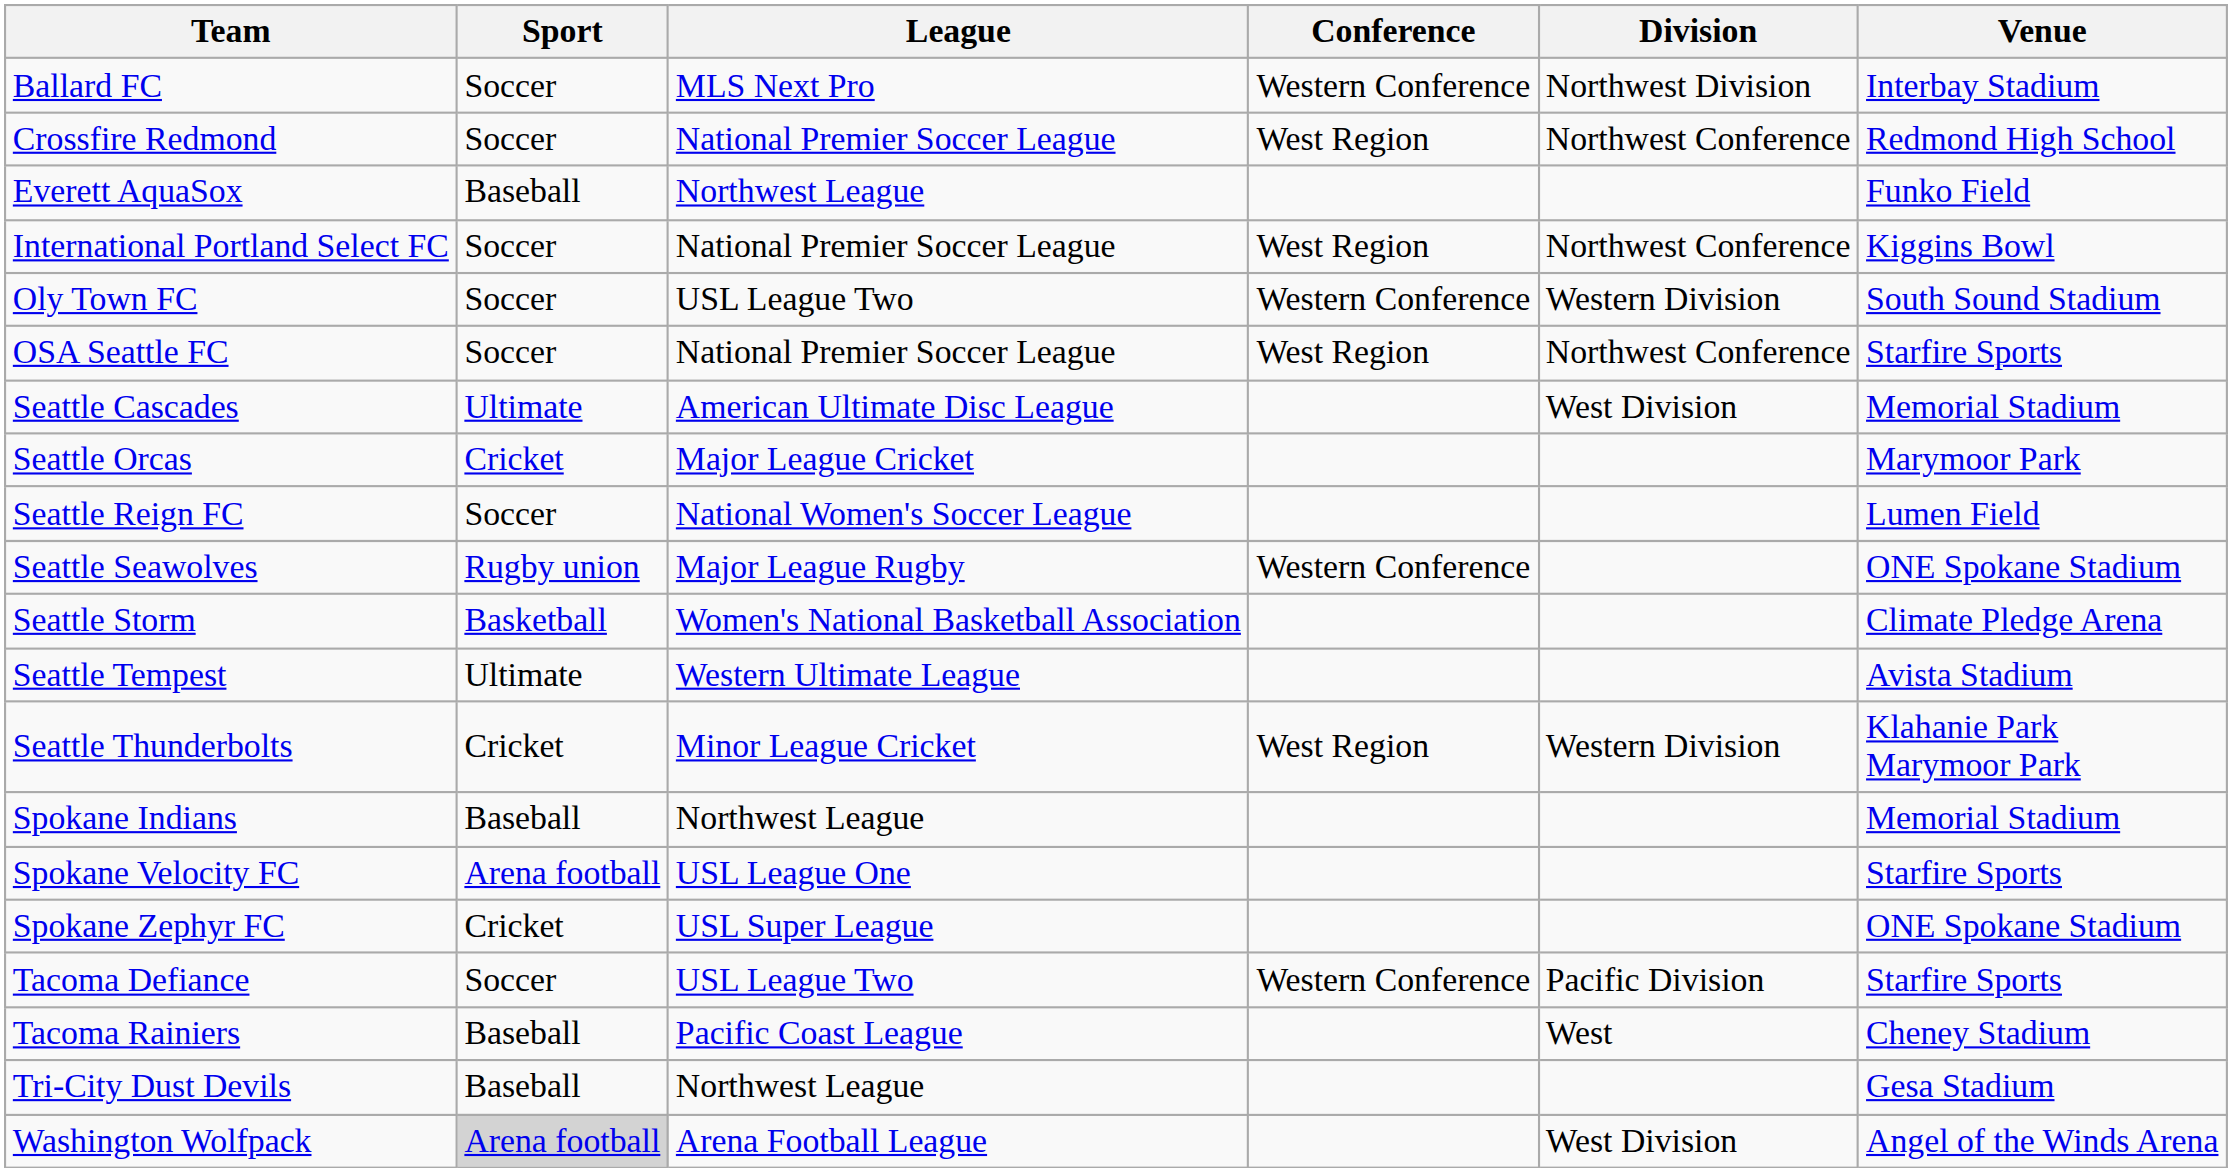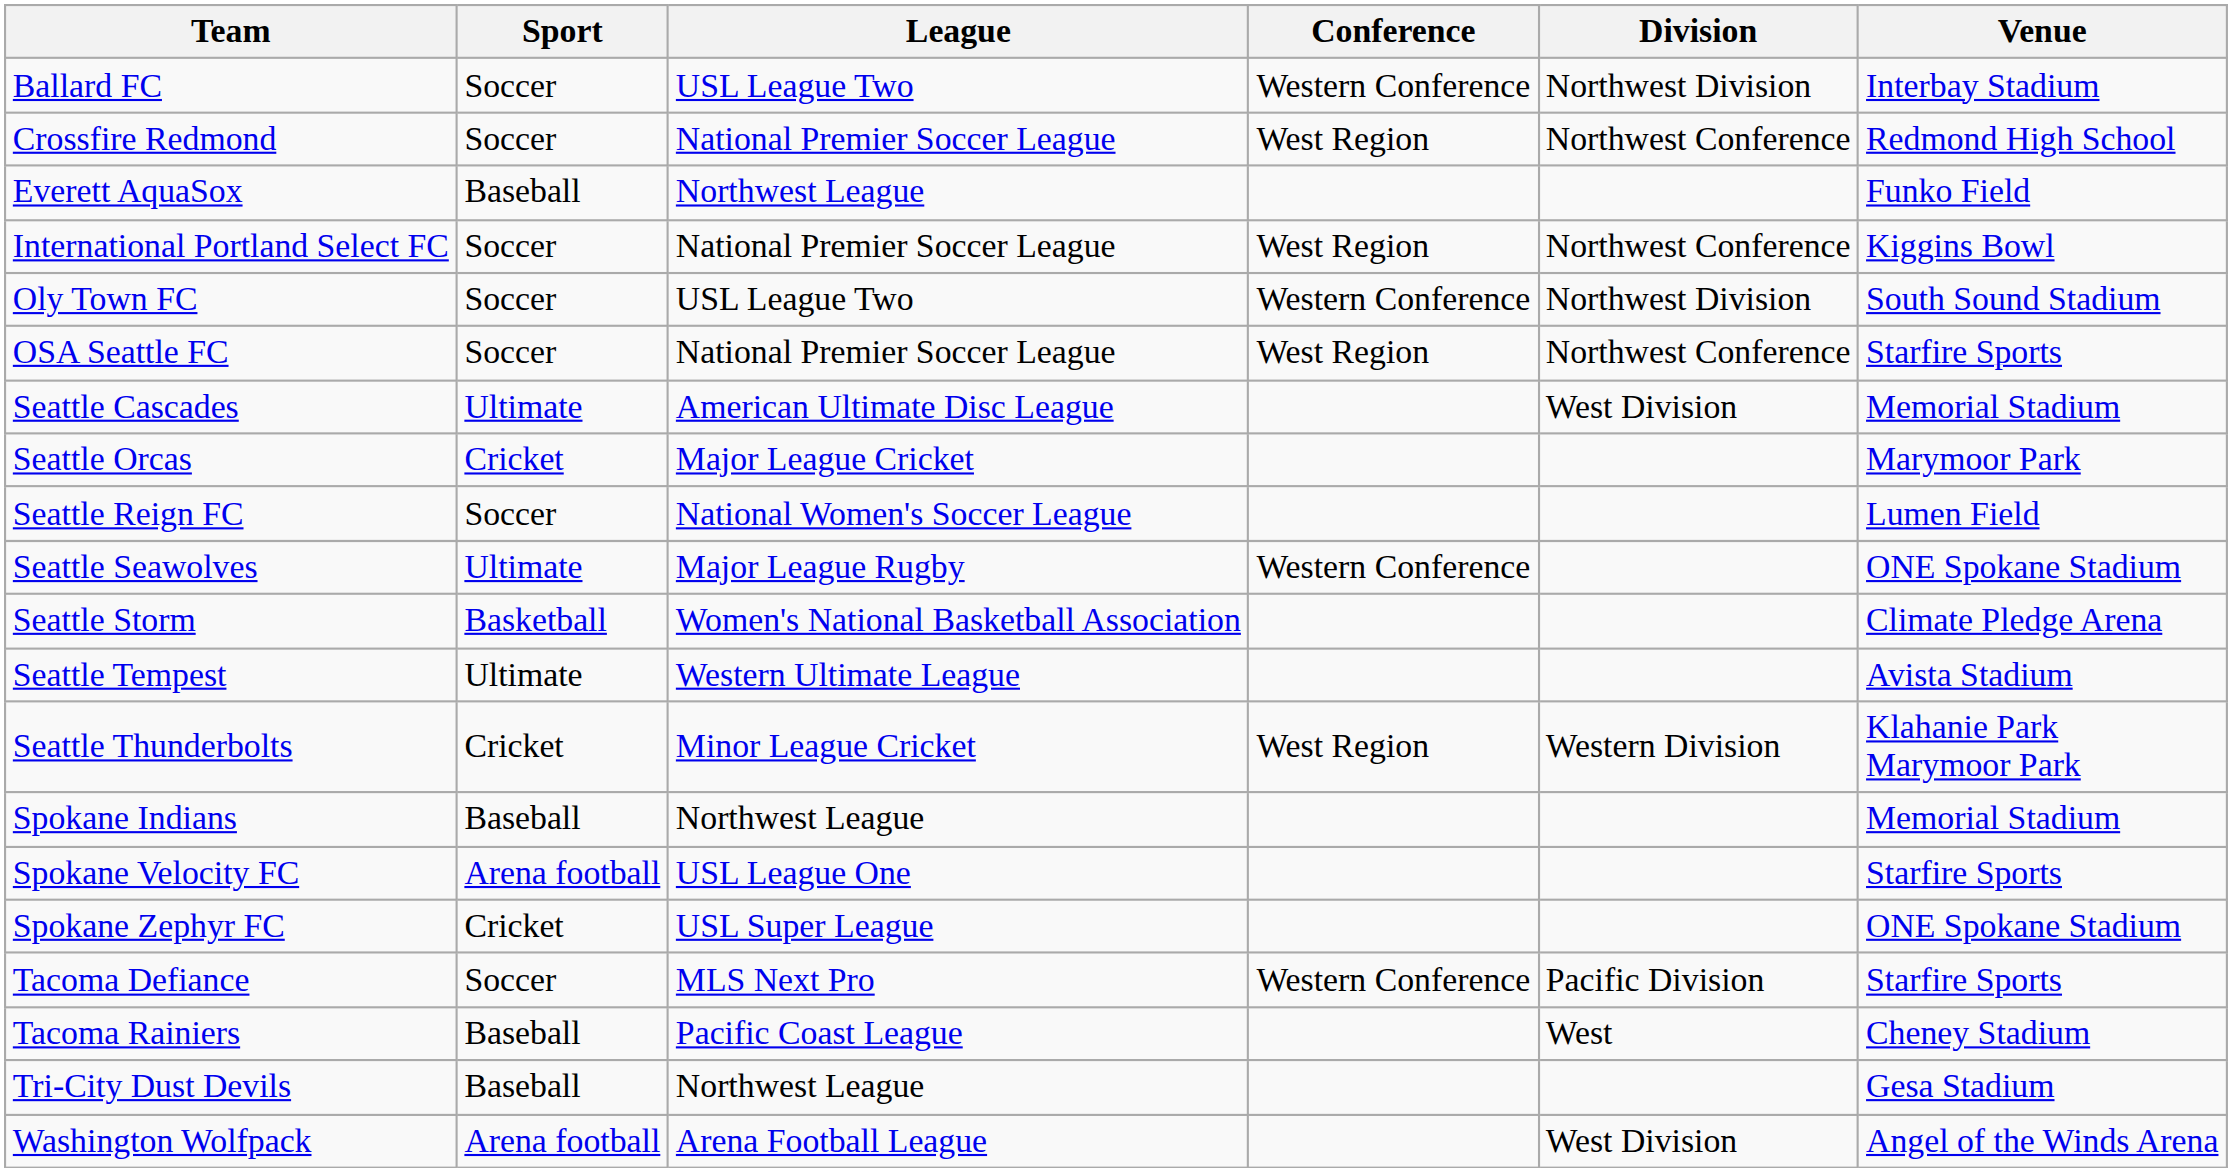(775, 84) MLS Next Pro -> (795, 84) USL League Two
(1663, 298) Western Division -> (1679, 298) Northwest Division
(552, 566) Rugby union -> (523, 566) Ultimate
(795, 979) USL League Two -> (775, 979) MLS Next Pro
(562, 1140) lightgrey background -> (562, 1140) no background
